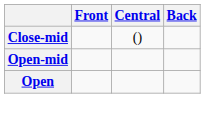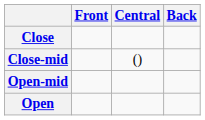+ row: (38, 37)
